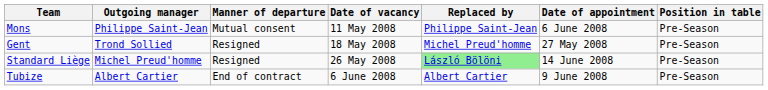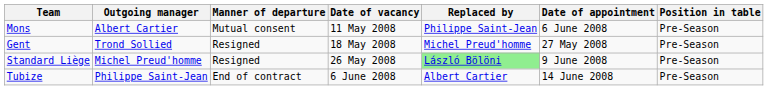(151, 29) Philippe Saint-Jean -> (136, 29) Albert Cartier
(578, 61) 14 June 2008 -> (575, 61) 9 June 2008
(136, 77) Albert Cartier -> (151, 77) Philippe Saint-Jean
(575, 77) 9 June 2008 -> (578, 77) 14 June 2008
